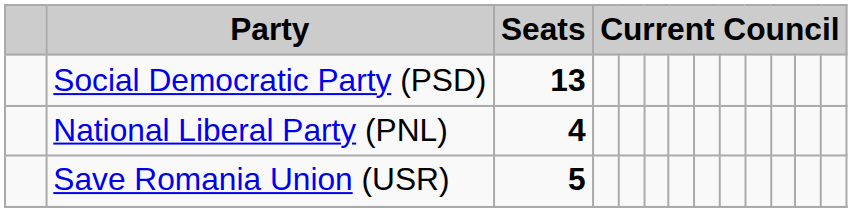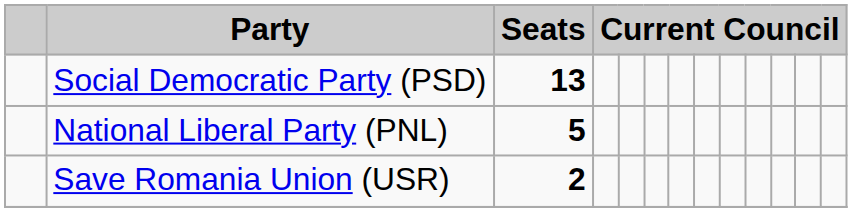(577, 130) 4 -> (577, 130) 5
(577, 180) 5 -> (577, 180) 2
